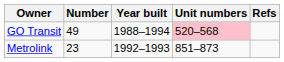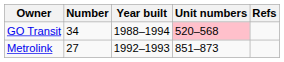(72, 31) 49 -> (72, 31) 34
(72, 48) 23 -> (72, 48) 27
